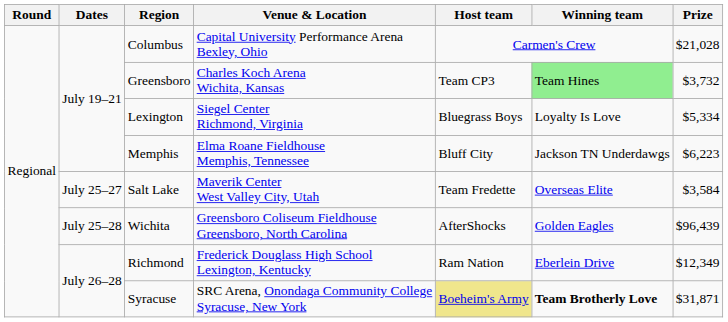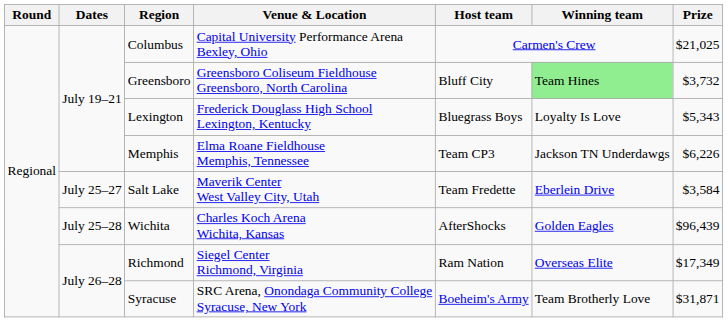(698, 44) $21,028 -> (698, 44) $21,025
(251, 80) Charles Koch Arena Wichita, Kansas -> (287, 80) Greensboro Coliseum Fieldhouse Greensboro, North Carolina
(467, 80) Team CP3 -> (466, 80) Bluff City
(250, 116) Siegel Center Richmond, Virginia -> (285, 116) Frederick Douglass High School Lexington, Kentucky
(701, 116) $5,334 -> (701, 116) $5,343
(466, 153) Bluff City -> (467, 153) Team CP3
(701, 153) $6,223 -> (701, 153) $6,226
(574, 189) Overseas Elite -> (575, 189) Eberlein Drive
(287, 226) Greensboro Coliseum Fieldhouse Greensboro, North Carolina -> (251, 226) Charles Koch Arena Wichita, Kansas
(285, 262) Frederick Douglass High School Lexington, Kentucky -> (250, 262) Siegel Center Richmond, Virginia
(575, 262) Eberlein Drive -> (574, 262) Overseas Elite
(698, 262) $12,349 -> (698, 262) $17,349
(484, 299) khaki background -> (484, 299) no background
(596, 299) bold -> (593, 299) normal
